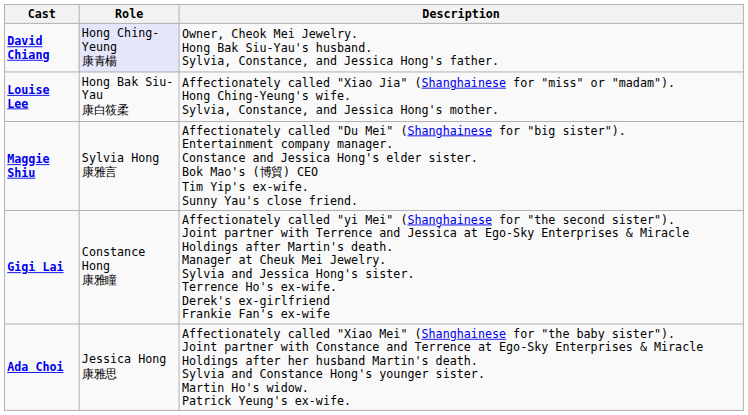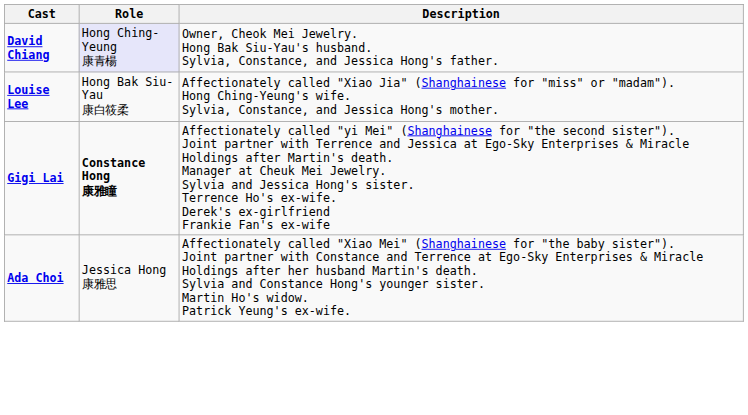- row: (28, 166)
(114, 266) normal -> (114, 177) bold
